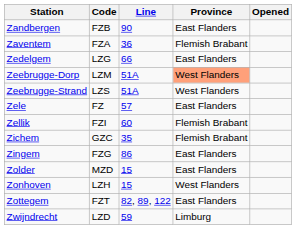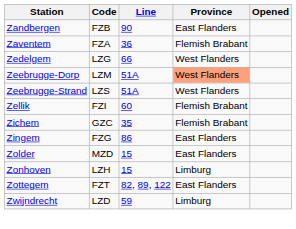(206, 59) East Flanders -> (207, 59) West Flanders
- row: (16, 106)
(207, 185) West Flanders -> (193, 169) Limburg
